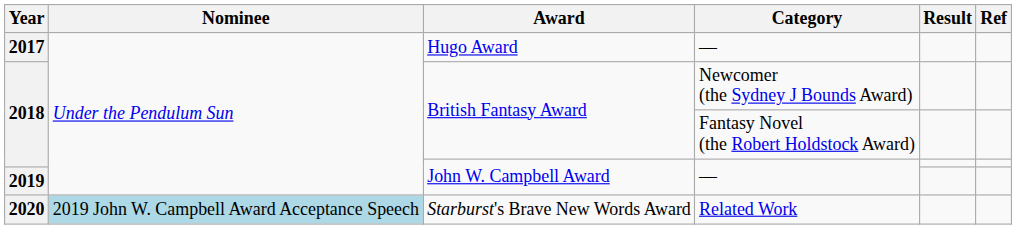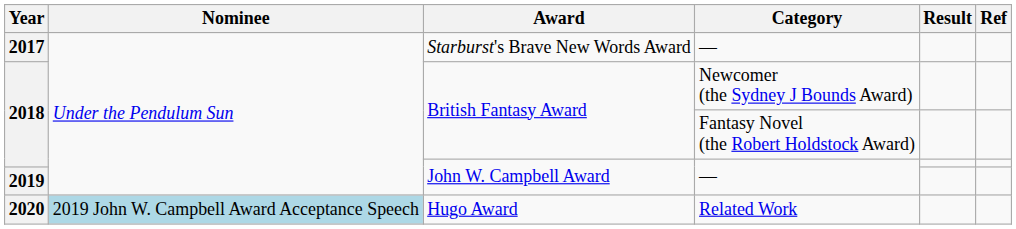(472, 47) Hugo Award -> (559, 47) Starburst's Brave New Words Award
(559, 209) Starburst's Brave New Words Award -> (472, 209) Hugo Award
